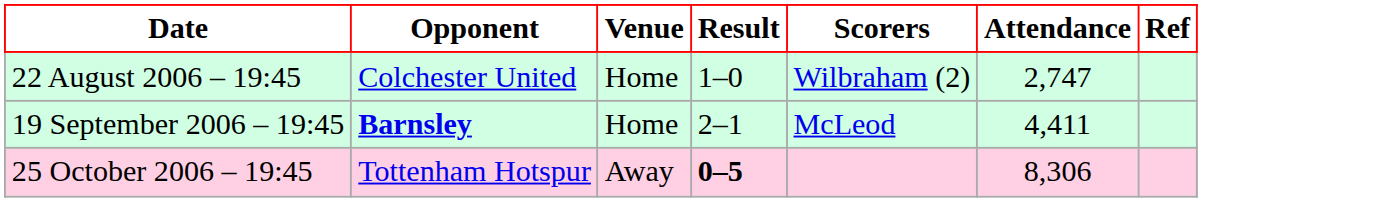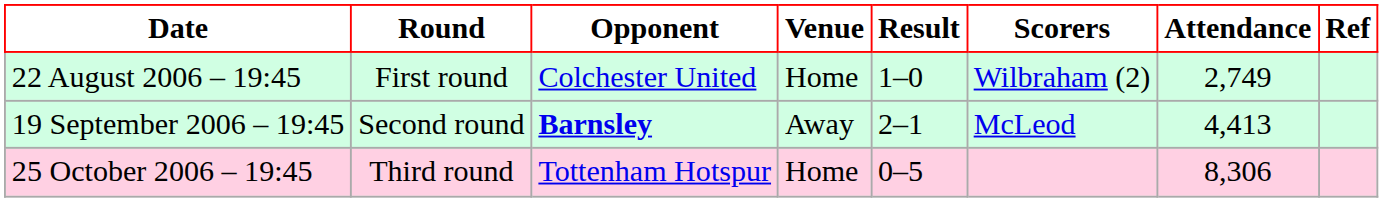+ column: (441, 28)
(1058, 76) 2,747 -> (1238, 76) 2,749
(642, 123) Home -> (819, 123) Away
(1058, 123) 4,411 -> (1238, 123) 4,413
(639, 171) Away -> (822, 171) Home
(720, 171) bold -> (900, 171) normal
